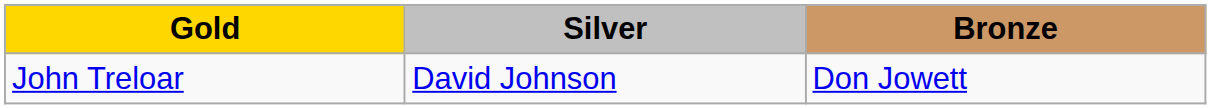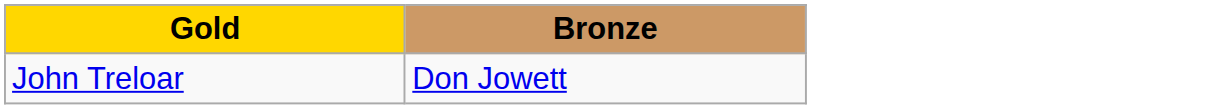- column: (605, 28)
